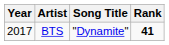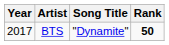(148, 31) 41 -> (148, 31) 50
